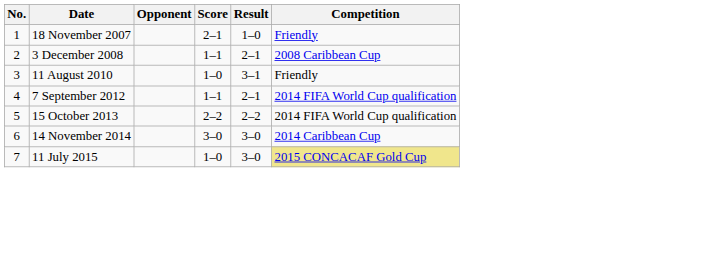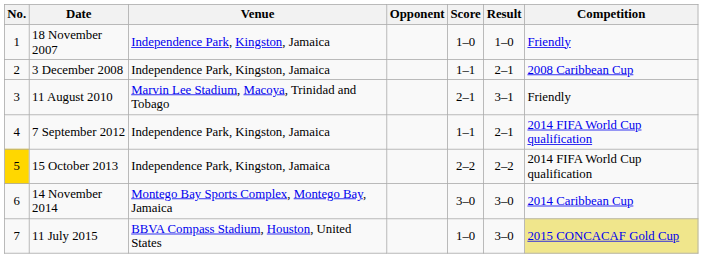+ column: (258, 14)
(213, 34) 2–1 -> (466, 42) 1–0
(213, 75) 1–0 -> (466, 97) 2–1
(17, 116) no background -> (17, 166) gold background
